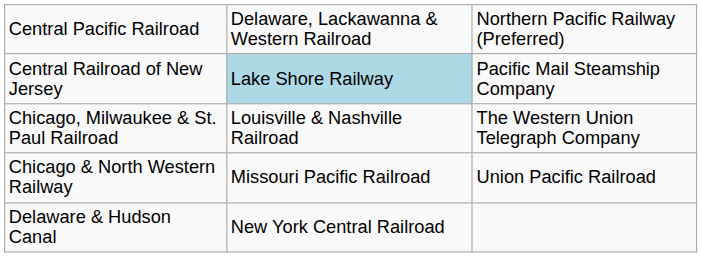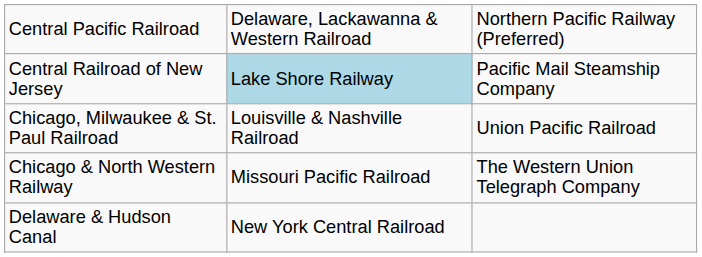(558, 128) The Western Union Telegraph Company -> (566, 128) Union Pacific Railroad
(566, 177) Union Pacific Railroad -> (558, 177) The Western Union Telegraph Company
